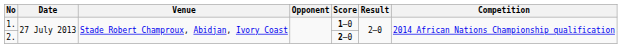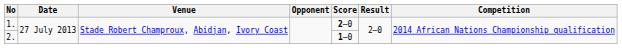(345, 24) 1–0 -> (345, 24) 2–0
(345, 37) 2–0 -> (345, 37) 1–0
